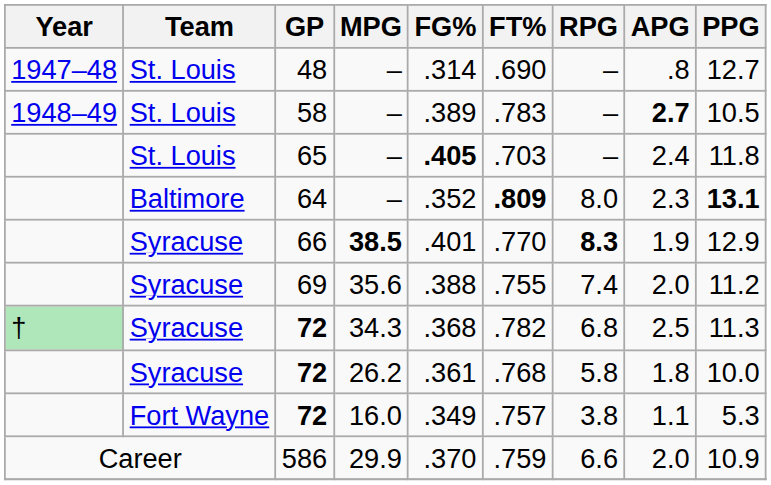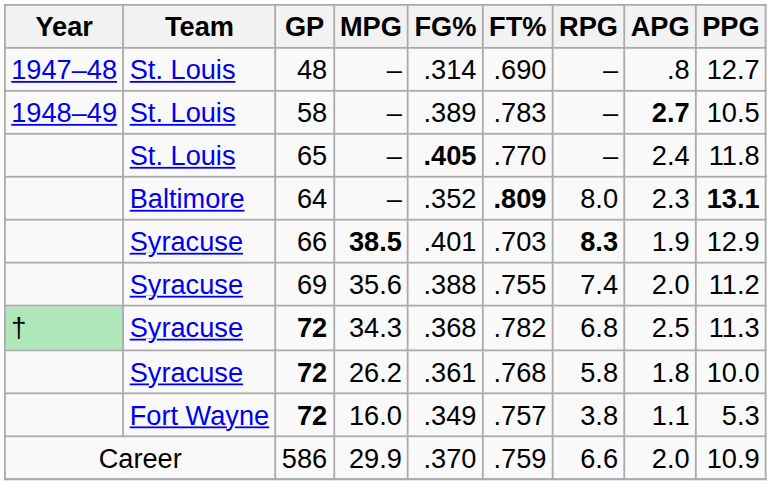(520, 156) .703 -> (520, 156) .770
(520, 242) .770 -> (520, 242) .703
